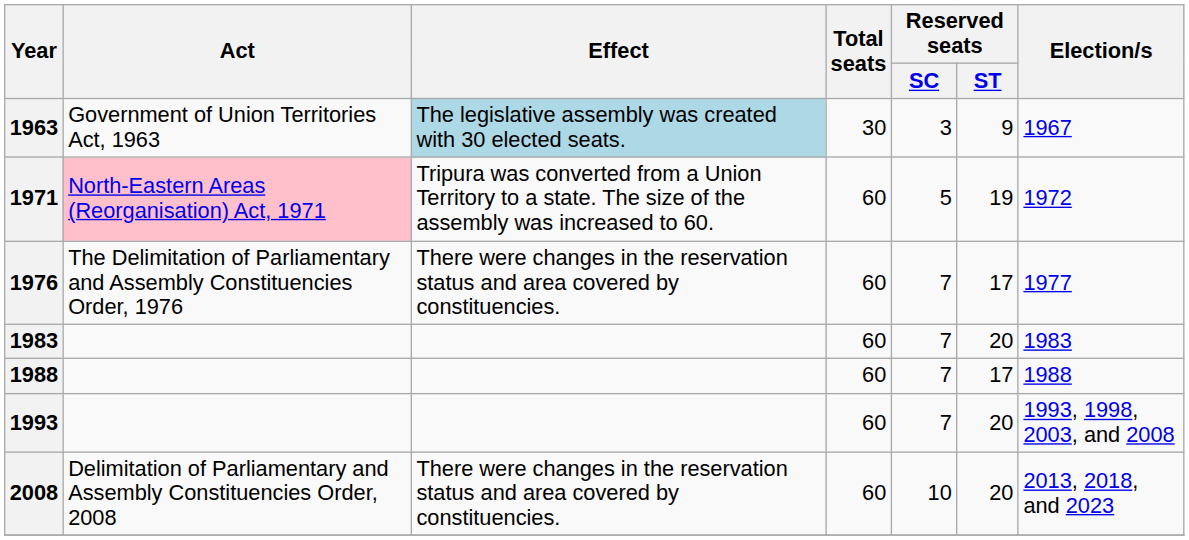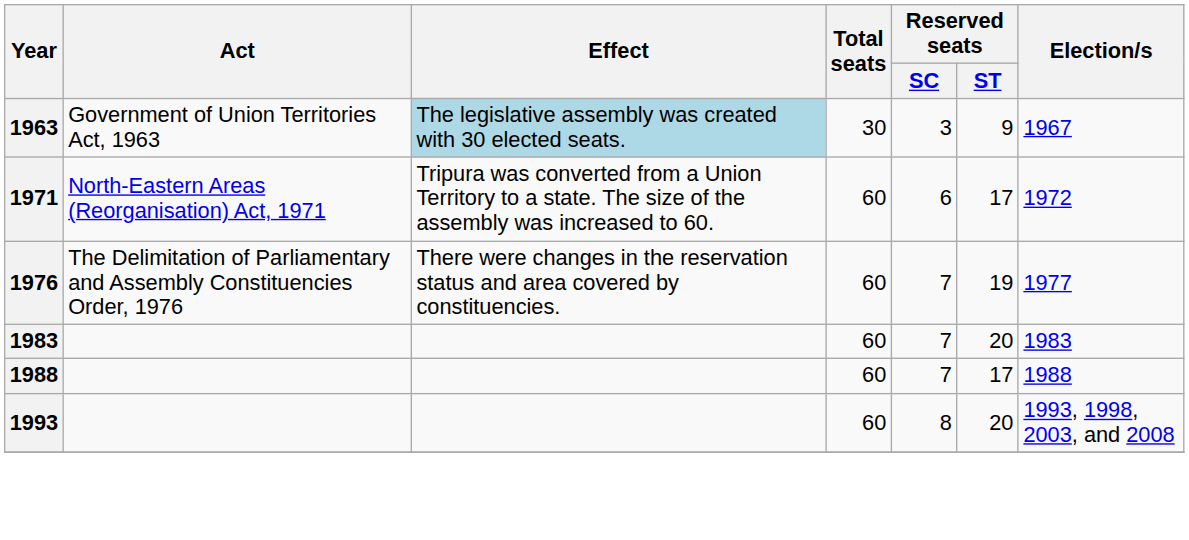(197, 198) pink background -> (197, 198) no background
(946, 198) 5 -> (946, 198) 6
(1001, 198) 19 -> (1001, 198) 17
(1001, 282) 17 -> (1001, 282) 19
(946, 422) 7 -> (946, 422) 8
- row: (34, 493)
